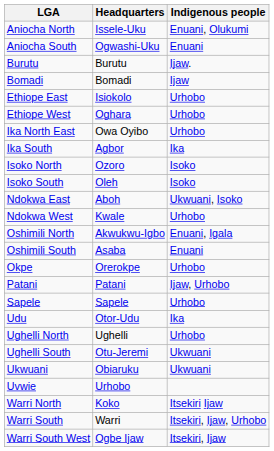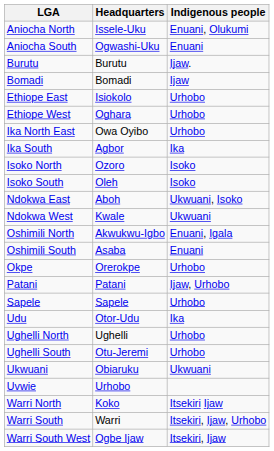(187, 217) Urhobo -> (190, 217) Ukwuani
(190, 353) Ukwuani -> (187, 353) Urhobo
